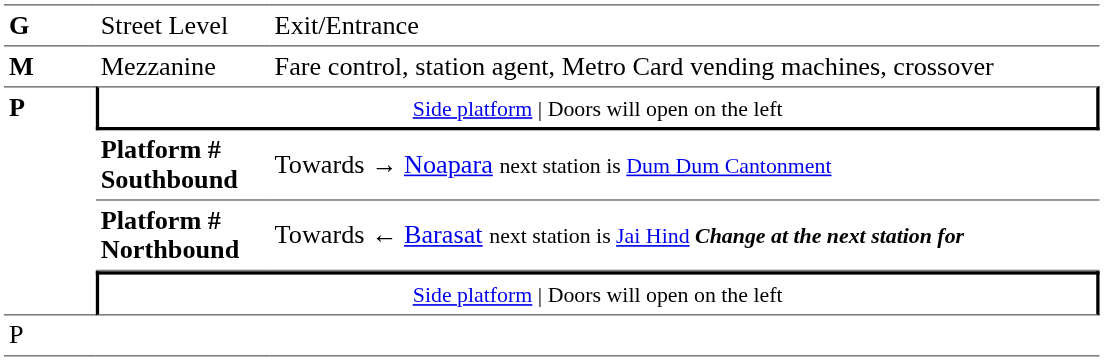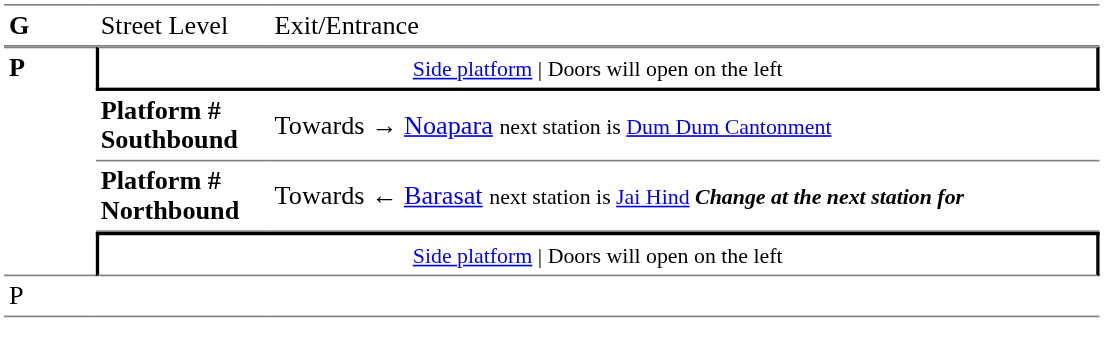- row: (158, 66)
